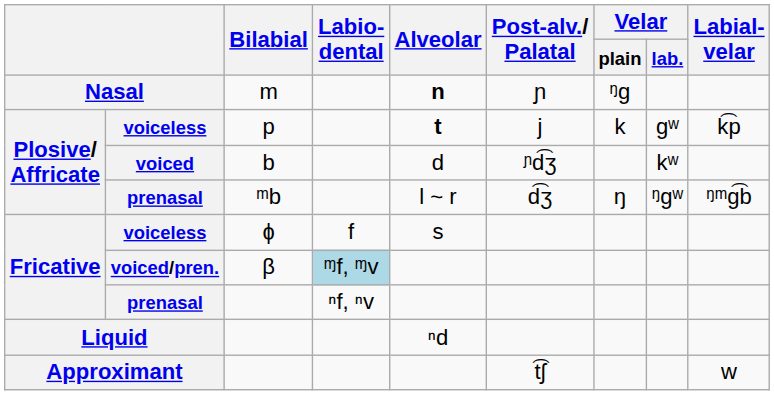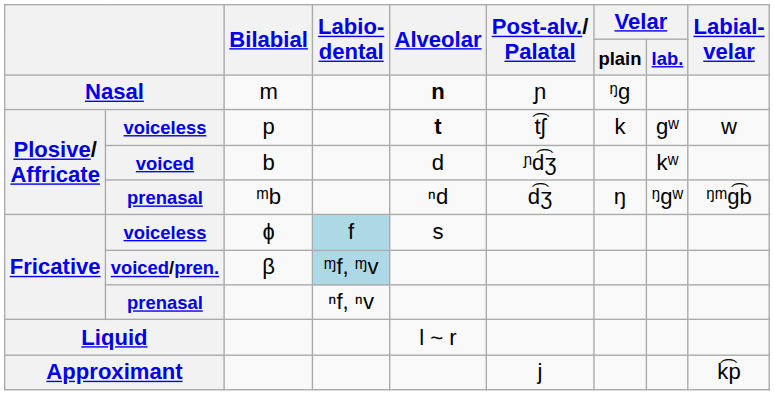(540, 127) j -> (540, 127) t͡ʃ
(729, 127) k͡p -> (729, 127) w
(438, 197) l ~ r -> (438, 197) ⁿd
(351, 232) no background -> (351, 232) lightblue background
(438, 337) ⁿd -> (438, 337) l ~ r
(540, 372) t͡ʃ -> (540, 372) j
(729, 372) w -> (729, 372) k͡p
